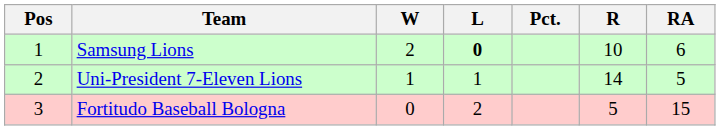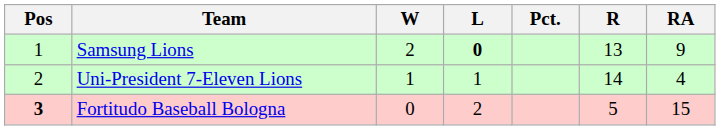(613, 49) 10 -> (613, 49) 13
(681, 49) 6 -> (681, 49) 9
(681, 79) 5 -> (681, 79) 4
(38, 109) normal -> (38, 109) bold
